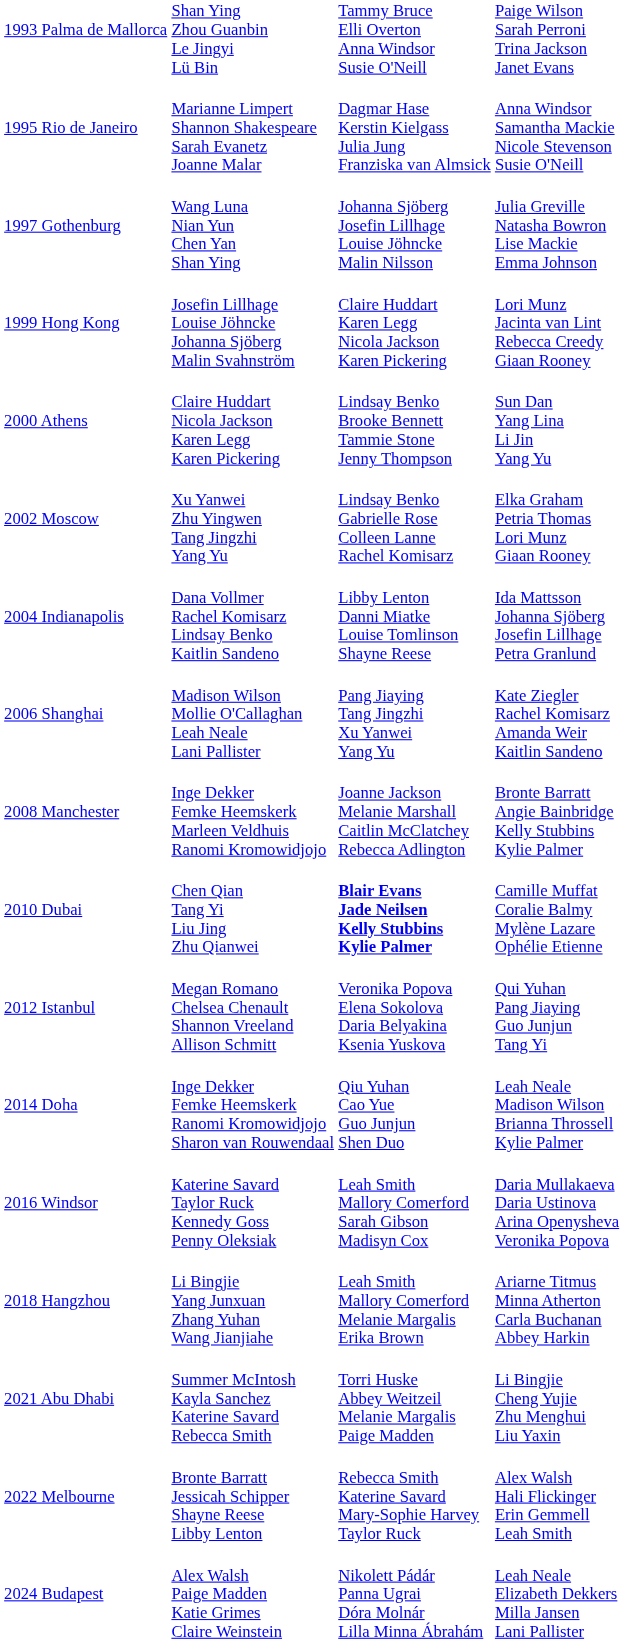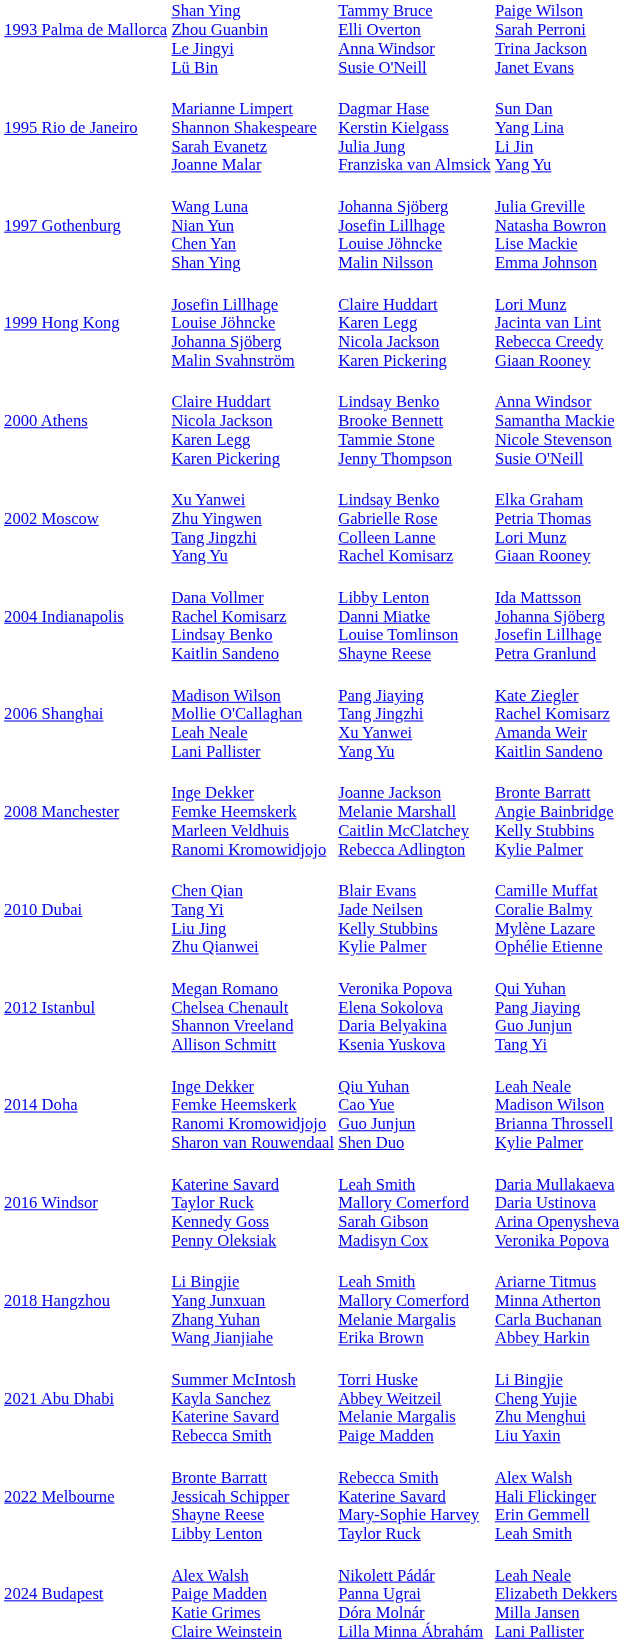(555, 137) Anna Windsor Samantha Mackie Nicole Stevenson Susie O'Neill -> (529, 137) Sun Dan Yang Lina Li Jin Yang Yu
(529, 430) Sun Dan Yang Lina Li Jin Yang Yu -> (555, 430) Anna Windsor Samantha Mackie Nicole Stevenson Susie O'Neill
(391, 919) bold -> (388, 919) normal
